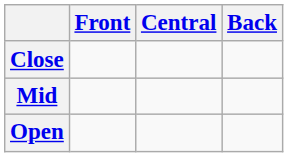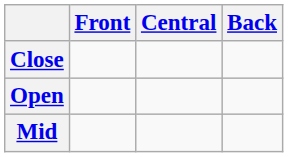rows swapped: (37, 95) <-> (37, 132)
